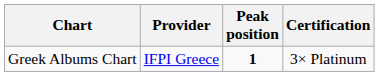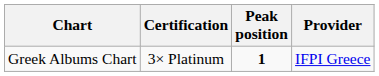columns swapped: (181, 25) <-> (328, 25)
